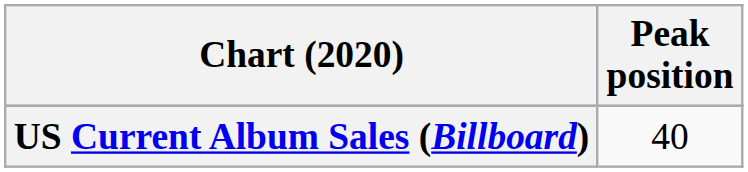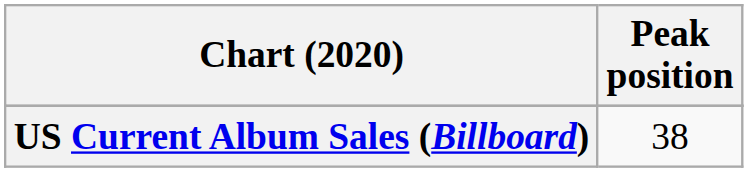(670, 135) 40 -> (670, 135) 38
